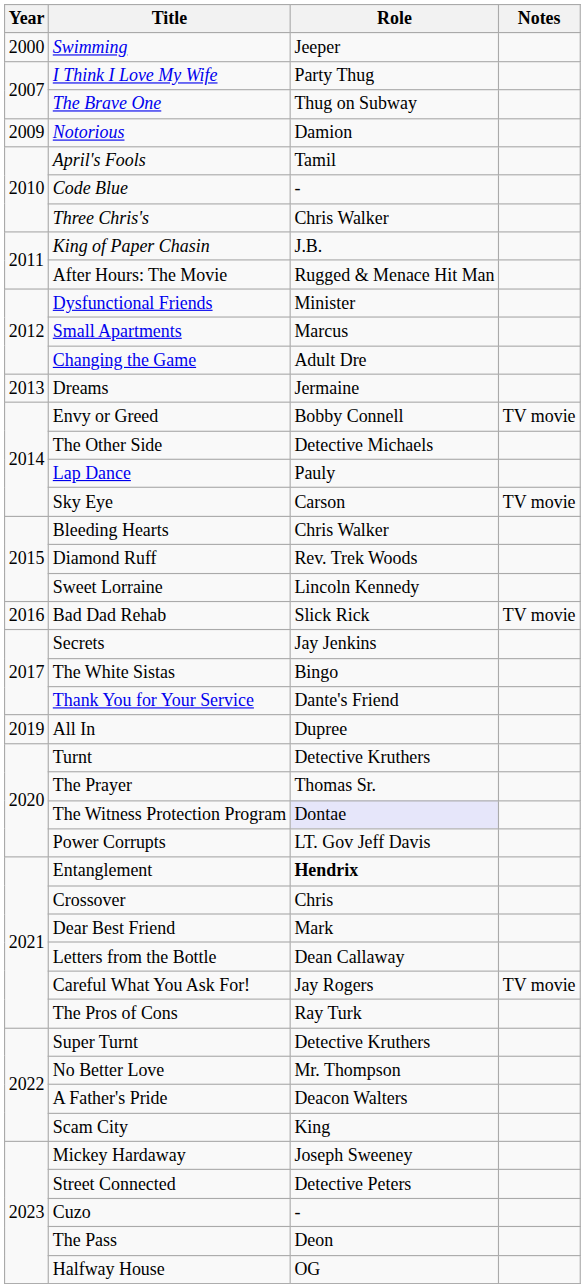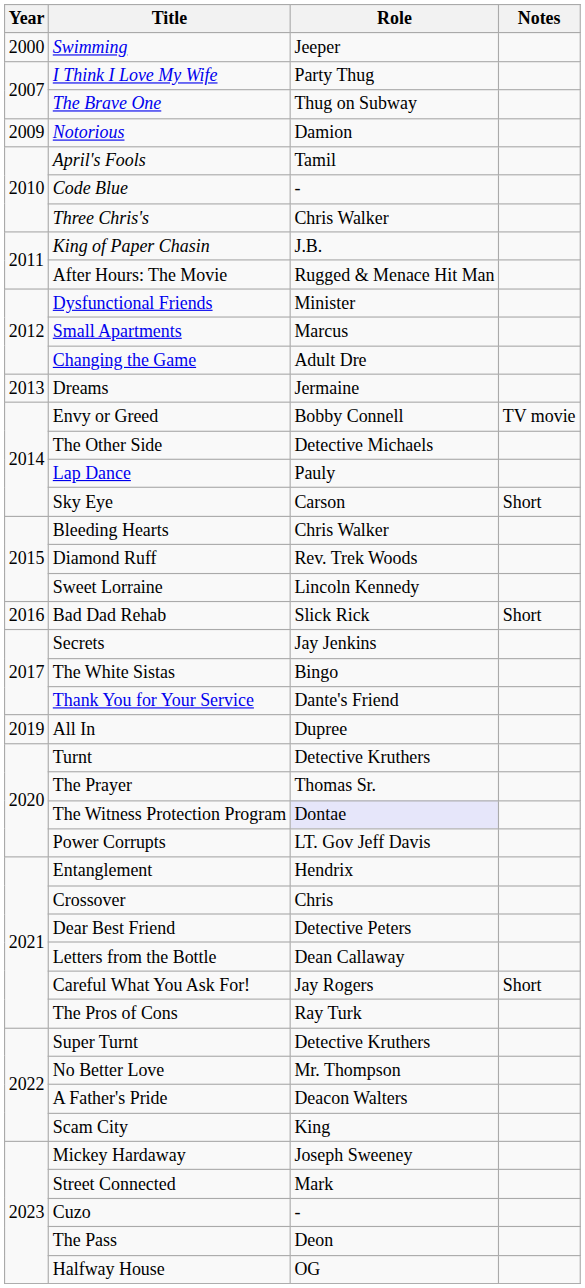(539, 501) TV movie -> (522, 501) Short
(539, 615) TV movie -> (522, 615) Short
(326, 871) bold -> (324, 871) normal
(314, 928) Mark -> (353, 928) Detective Peters
(539, 984) TV movie -> (522, 984) Short
(353, 1183) Detective Peters -> (314, 1183) Mark
